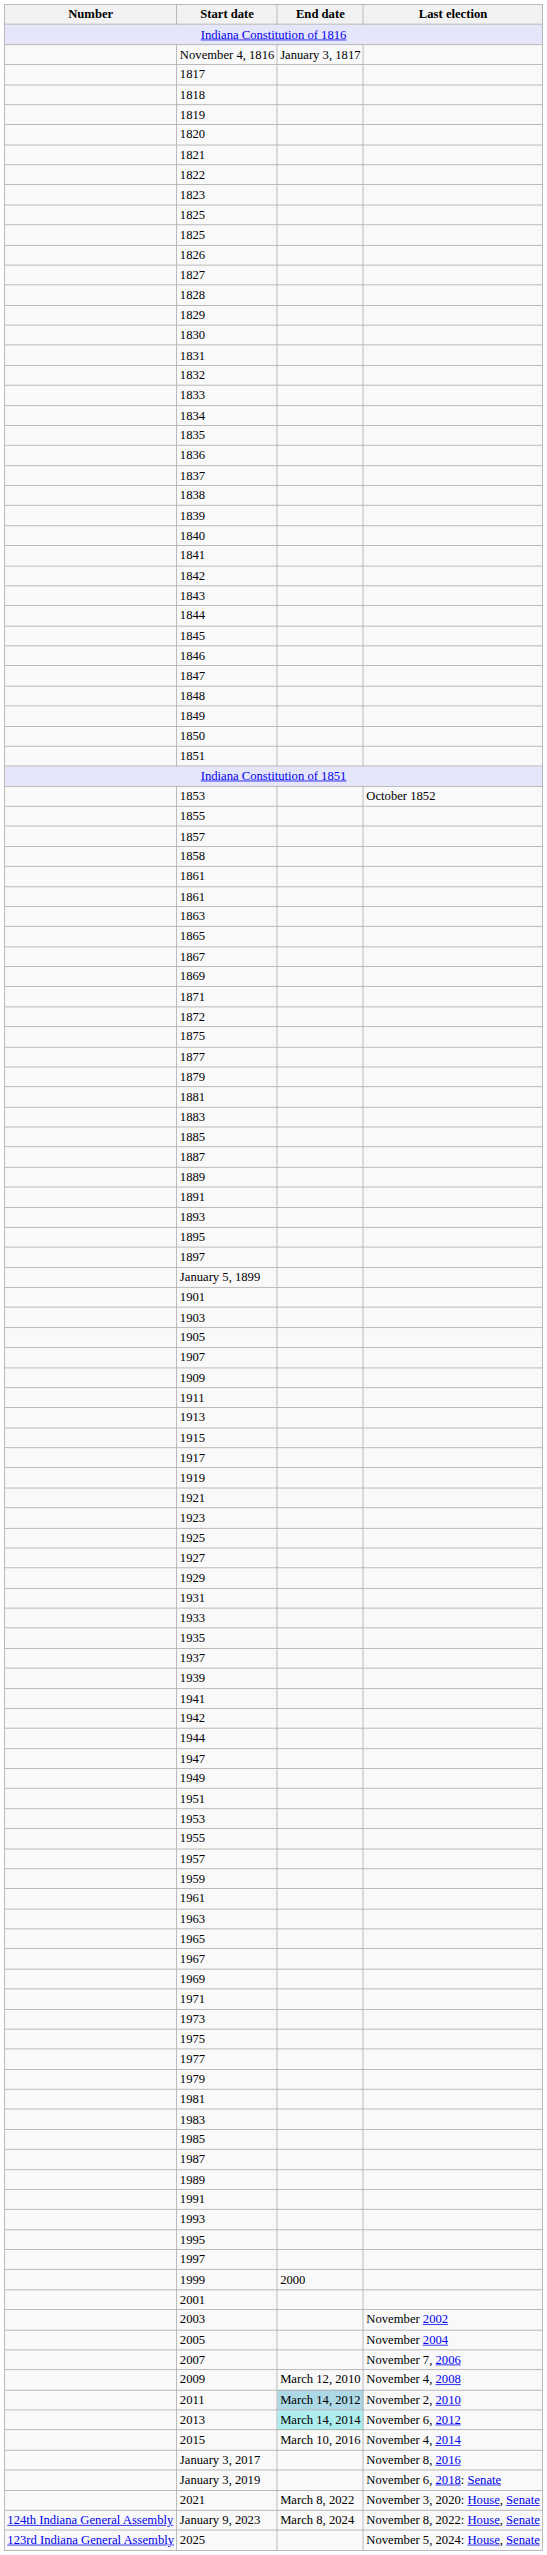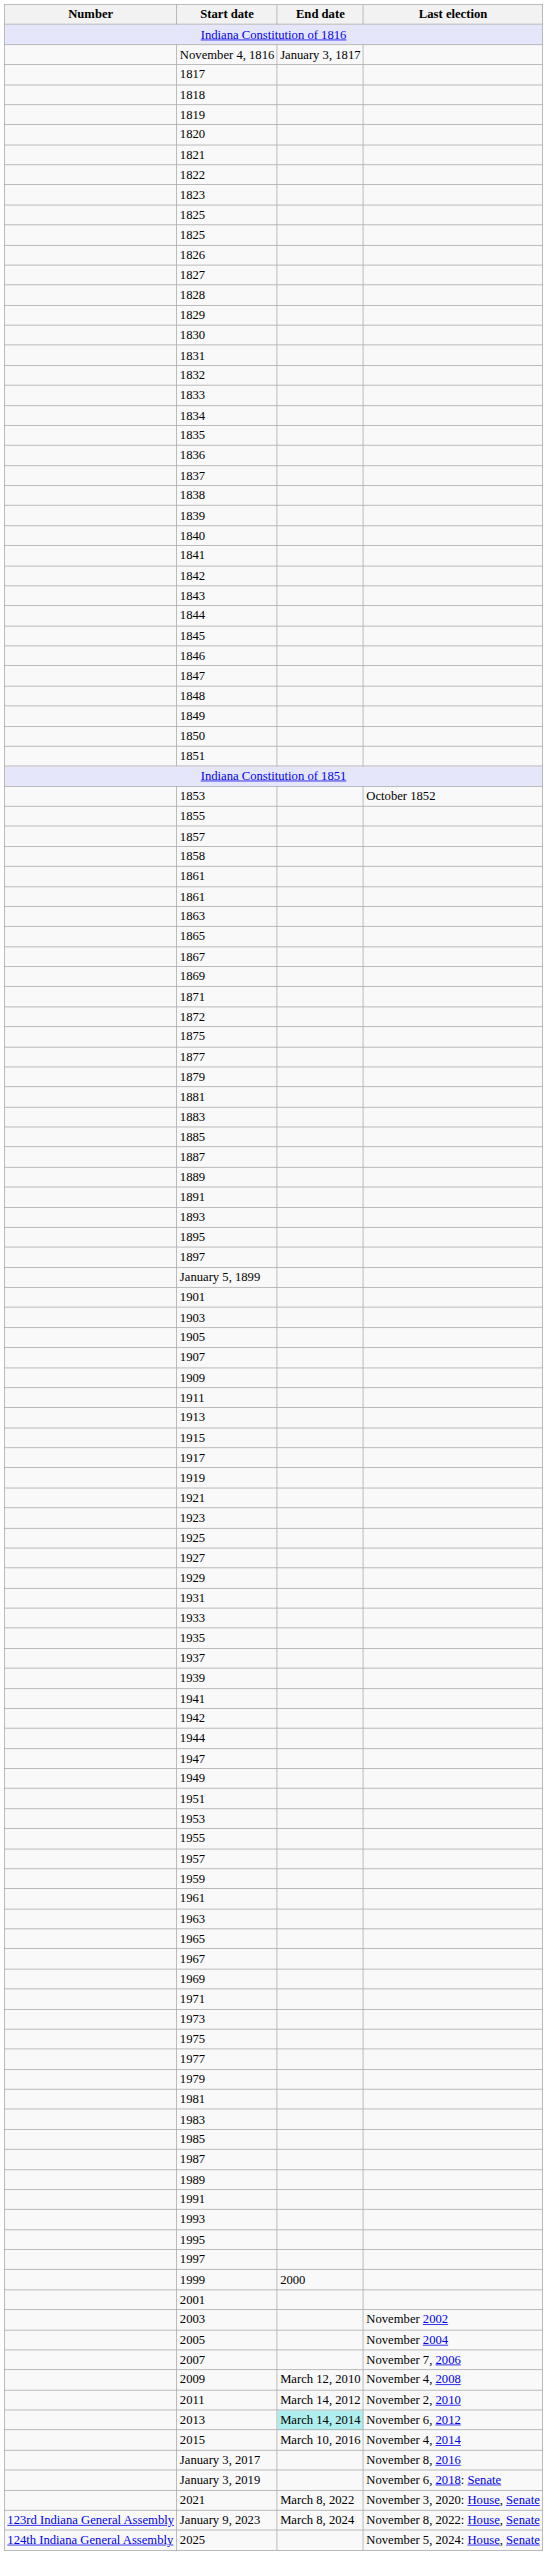(320, 2400) lightblue background -> (320, 2400) no background
(90, 2520) 124th Indiana General Assembly -> (91, 2520) 123rd Indiana General Assembly
(91, 2540) 123rd Indiana General Assembly -> (90, 2540) 124th Indiana General Assembly
